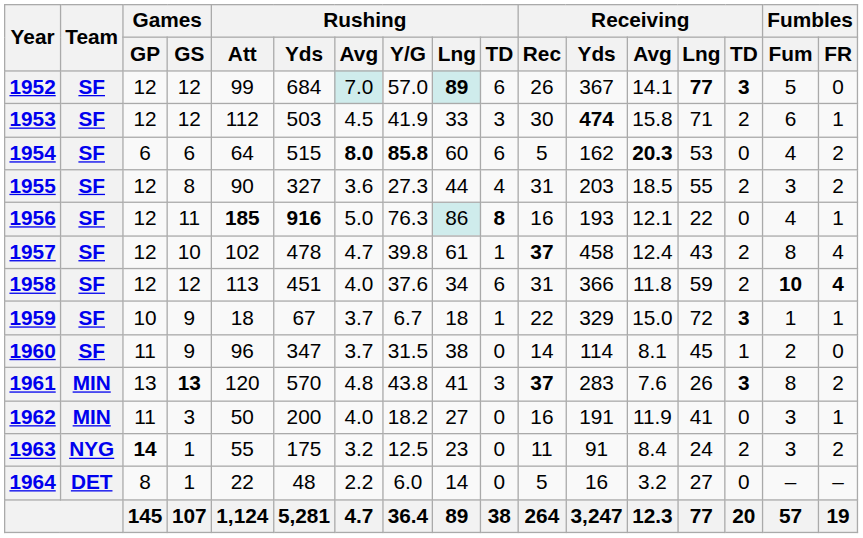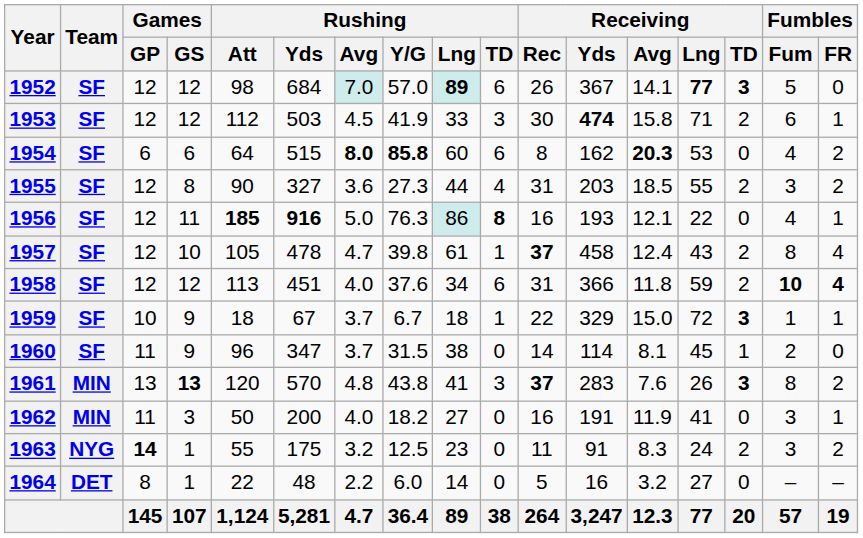(242, 86) 99 -> (242, 86) 98
(542, 152) 5 -> (542, 152) 8
(242, 251) 102 -> (242, 251) 105
(652, 449) 8.4 -> (652, 449) 8.3
